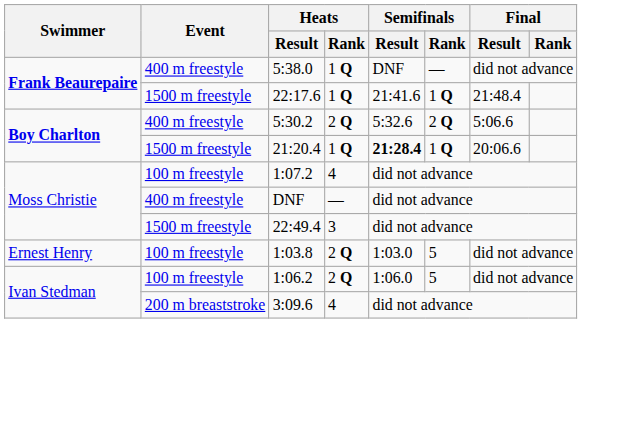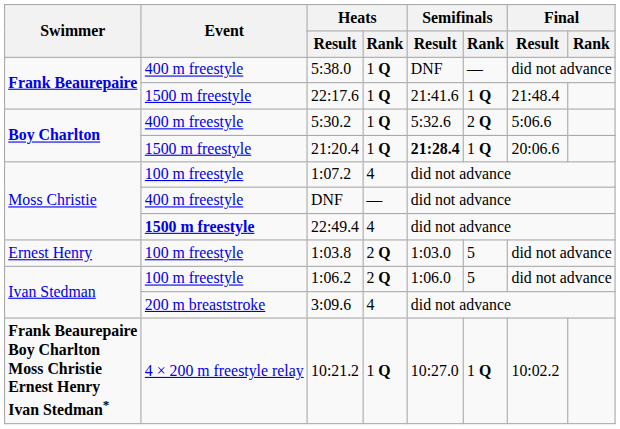(340, 122) 2 Q -> (379, 122) 1 Q
(198, 226) normal -> (200, 226) bold
(332, 226) 3 -> (370, 226) 4
+ row: (335, 370)
